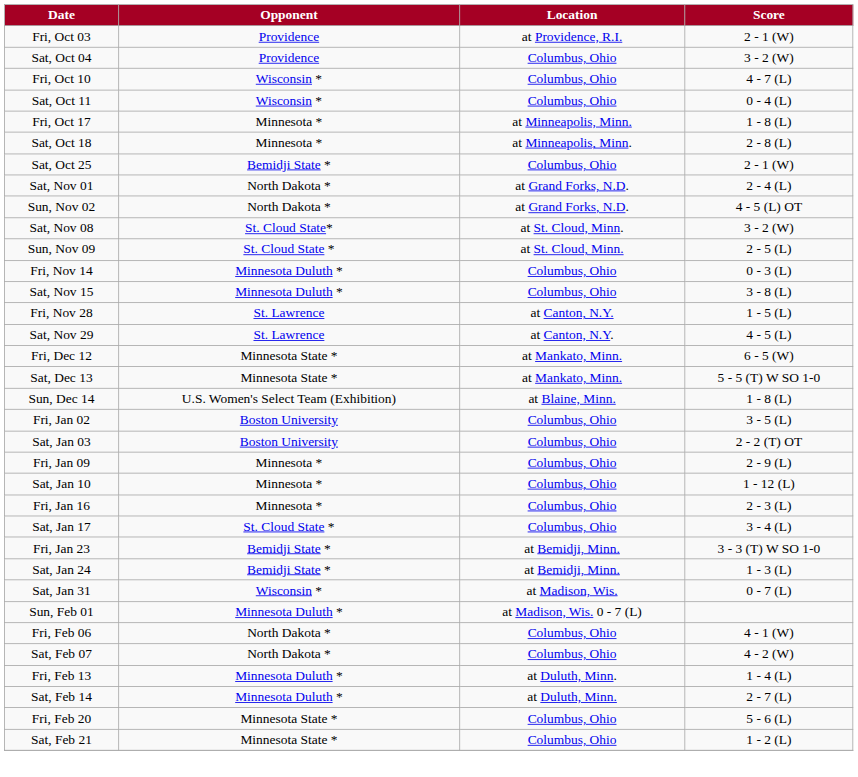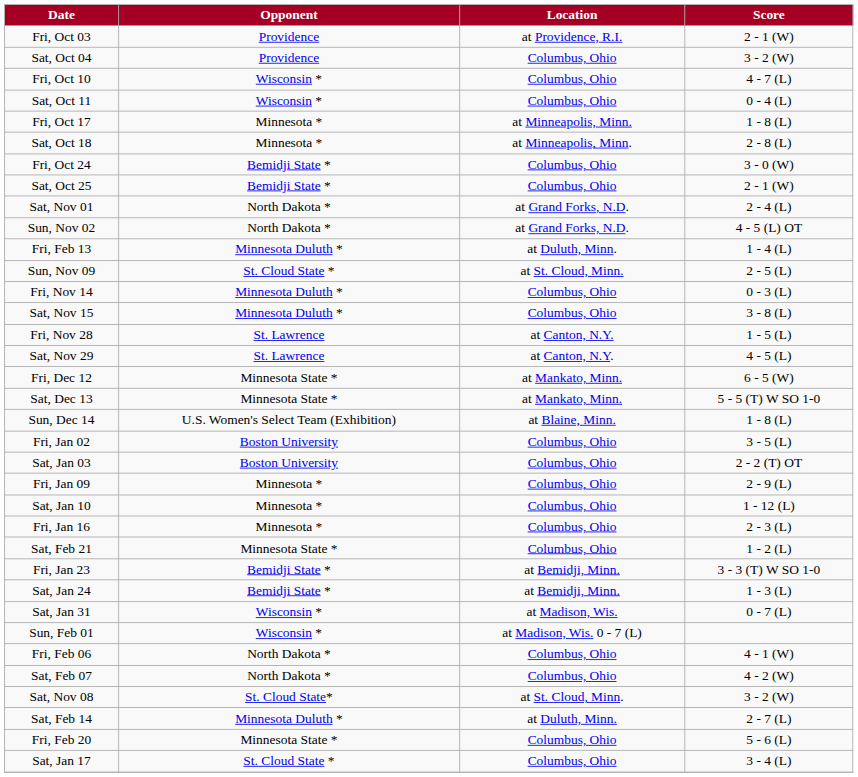+ row: (61, 164)
rows swapped: (61, 228) <-> (61, 675)
rows swapped: (61, 526) <-> (61, 739)
(289, 611) Minnesota Duluth * -> (289, 633) Wisconsin *
